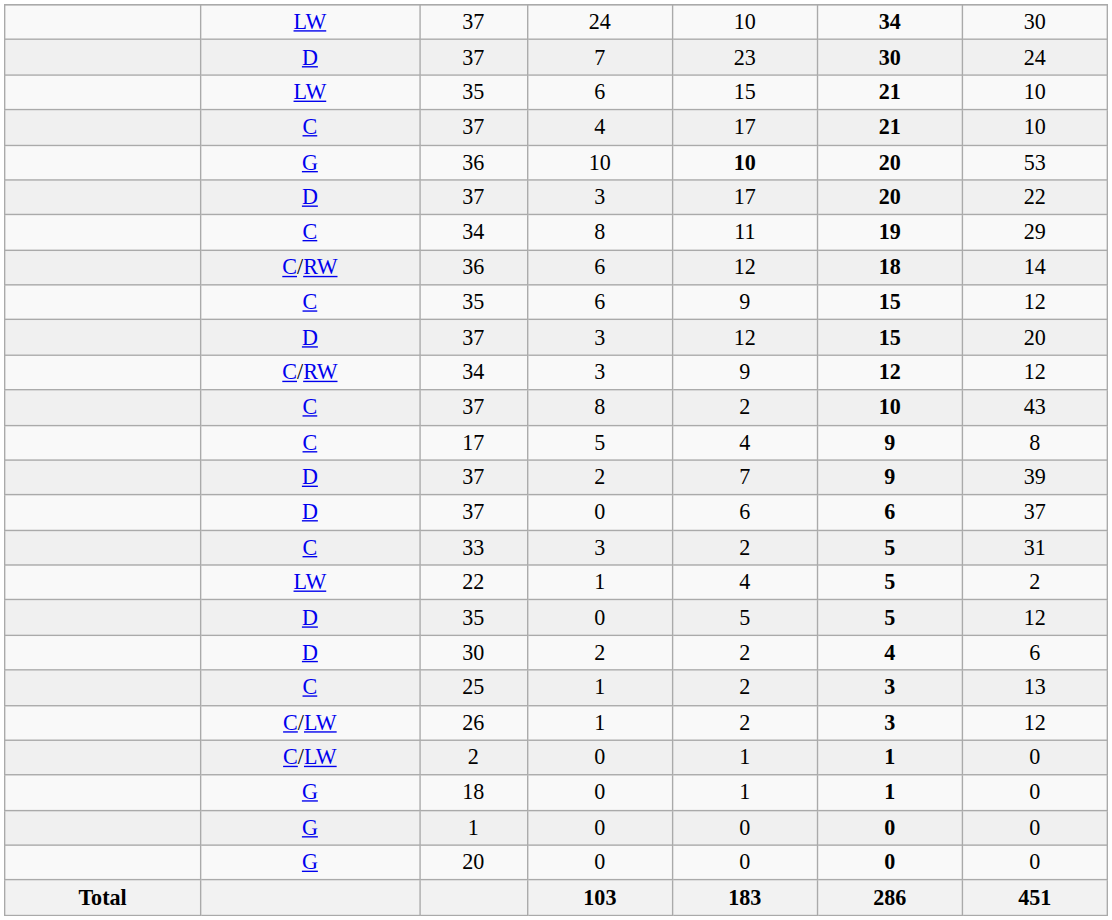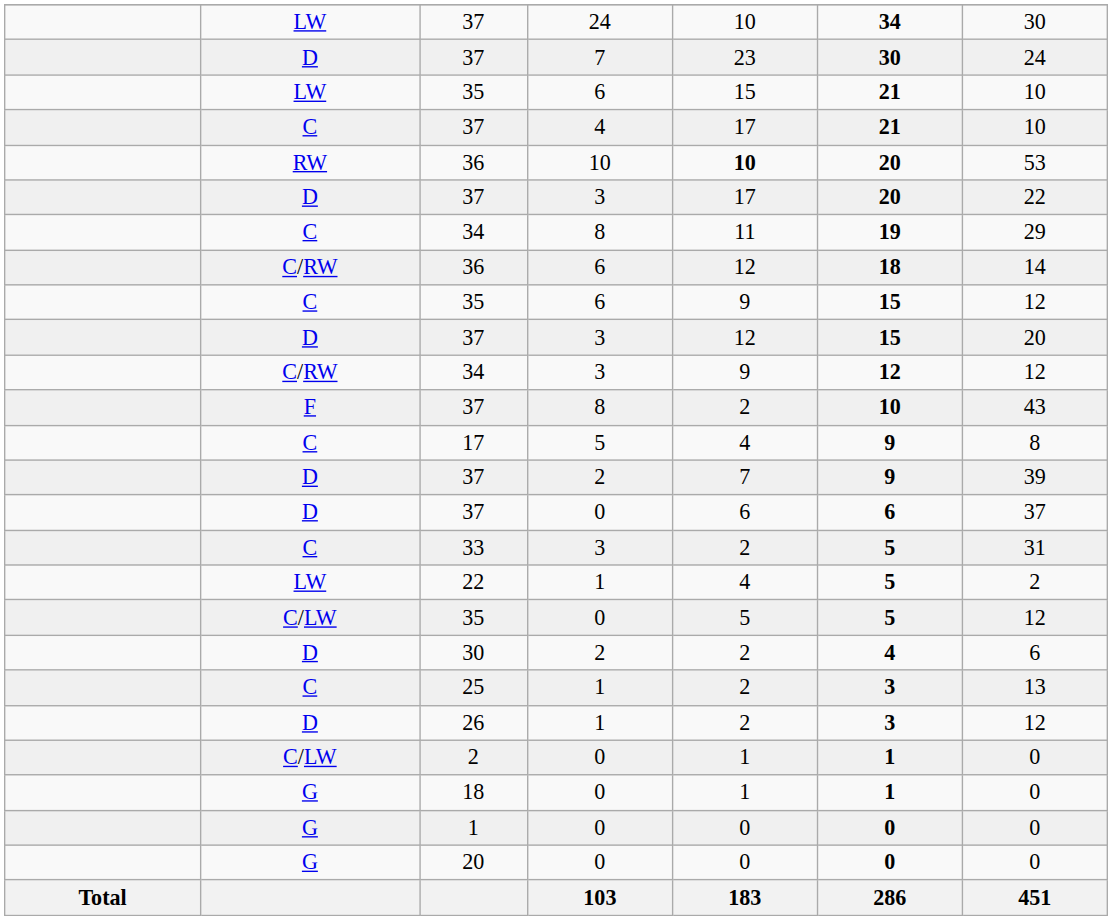(310, 162) G -> (310, 162) RW
(310, 407) C -> (310, 407) F
(310, 617) D -> (310, 617) C/LW
(310, 722) C/LW -> (310, 722) D
